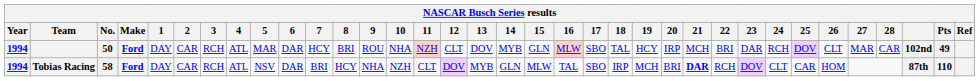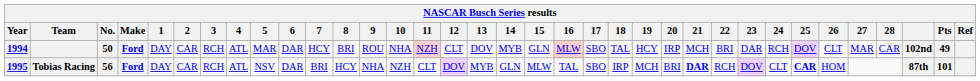(17, 67) 1994 -> (17, 67) 1995
(108, 67) 58 -> (108, 67) 56
(805, 67) normal -> (805, 67) bold
(944, 67) 110 -> (945, 67) 101
